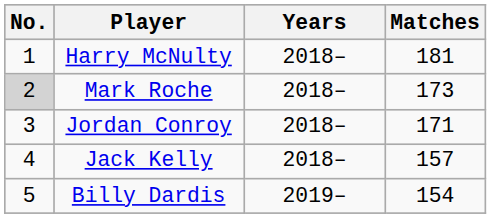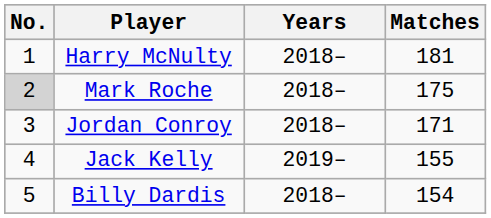(435, 92) 173 -> (435, 92) 175
(315, 161) 2018– -> (315, 161) 2019–
(435, 161) 157 -> (435, 161) 155
(315, 196) 2019– -> (315, 196) 2018–
